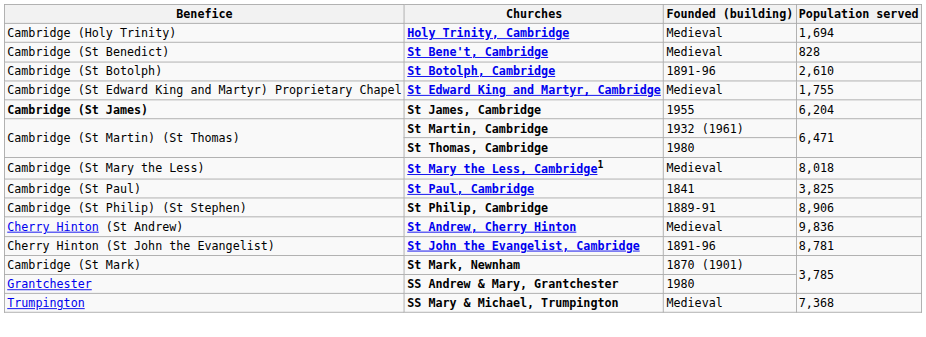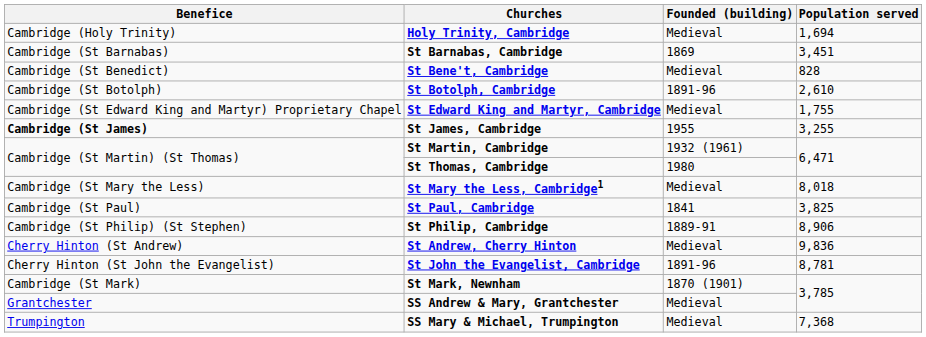+ row: (485, 52)
(816, 109) 6,204 -> (816, 128) 3,255
(681, 284) 1980 -> (695, 303) Medieval
